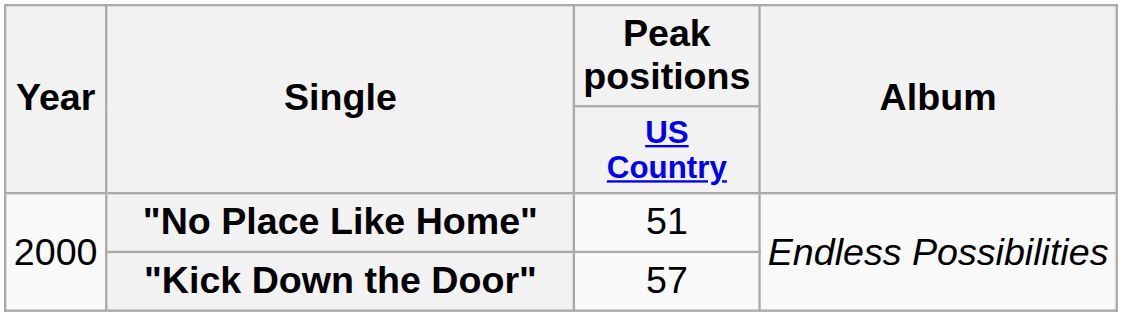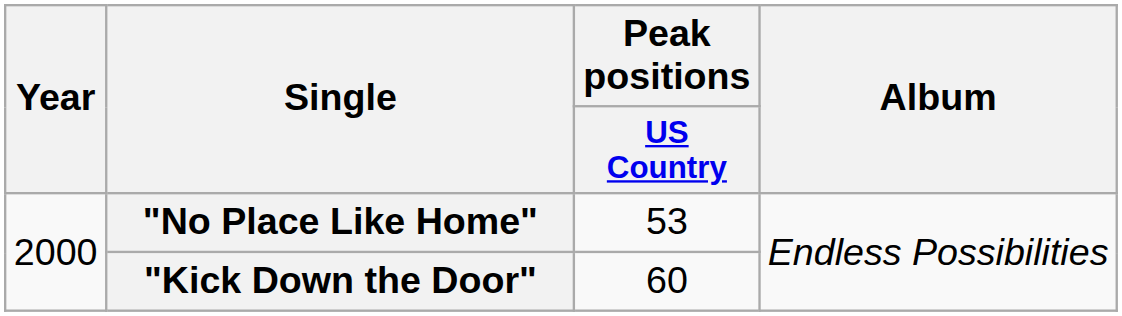(667, 221) 51 -> (667, 221) 53
(667, 281) 57 -> (667, 281) 60
